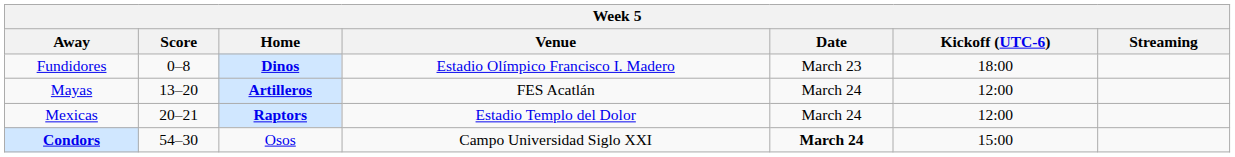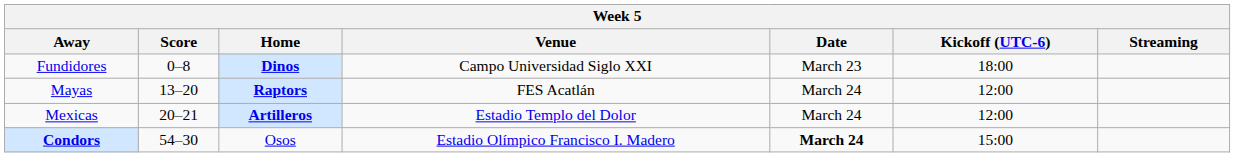(556, 66) Estadio Olímpico Francisco I. Madero -> (556, 66) Campo Universidad Siglo XXI
(280, 90) Artilleros -> (280, 90) Raptors
(280, 115) Raptors -> (280, 115) Artilleros
(556, 139) Campo Universidad Siglo XXI -> (556, 139) Estadio Olímpico Francisco I. Madero
